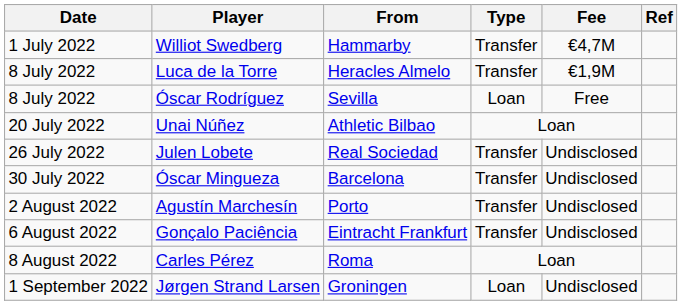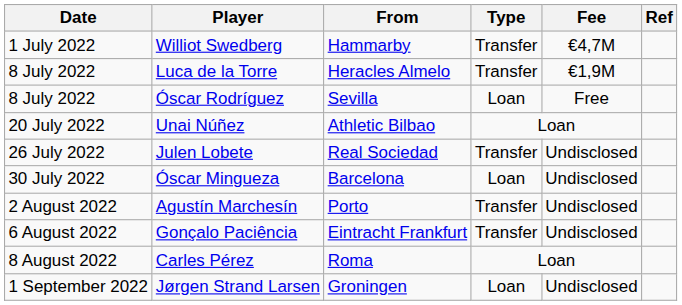(506, 179) Transfer -> (506, 179) Loan
